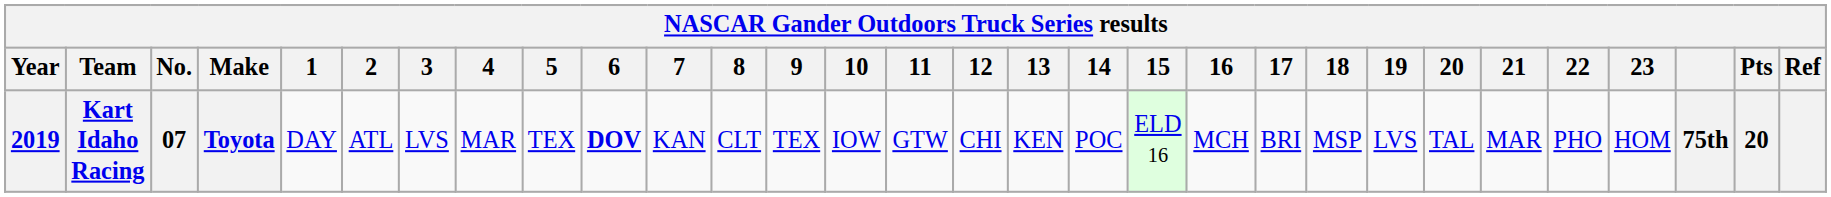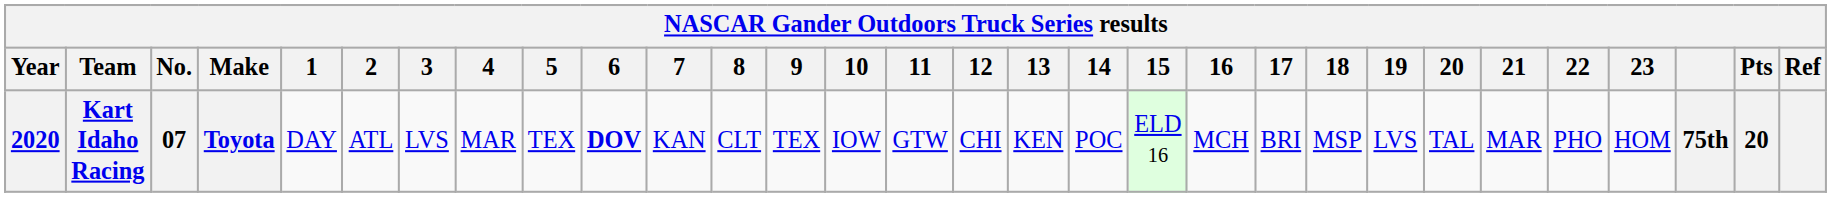(35, 140) 2019 -> (35, 140) 2020
